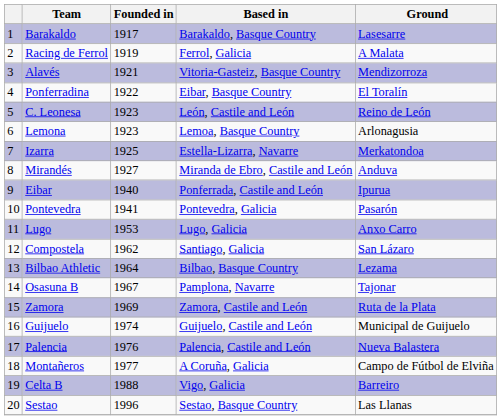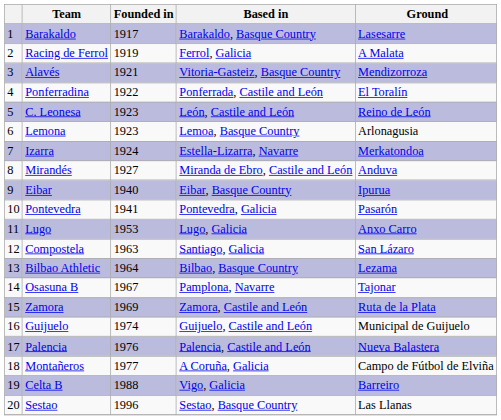(235, 92) Eibar, Basque Country -> (251, 92) Ponferrada, Castile and León
(126, 151) 1925 -> (126, 151) 1924
(251, 190) Ponferrada, Castile and León -> (235, 190) Eibar, Basque Country
(126, 248) 1962 -> (126, 248) 1963
